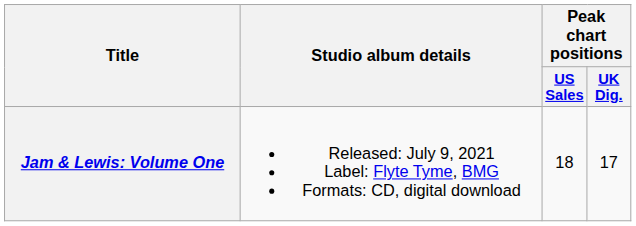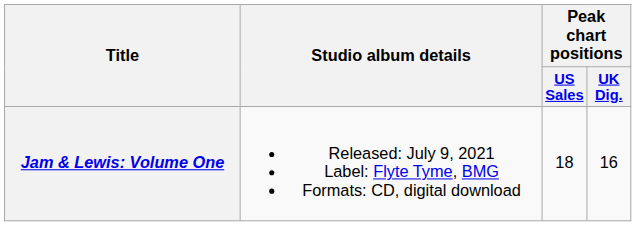(609, 163) 17 -> (609, 163) 16
